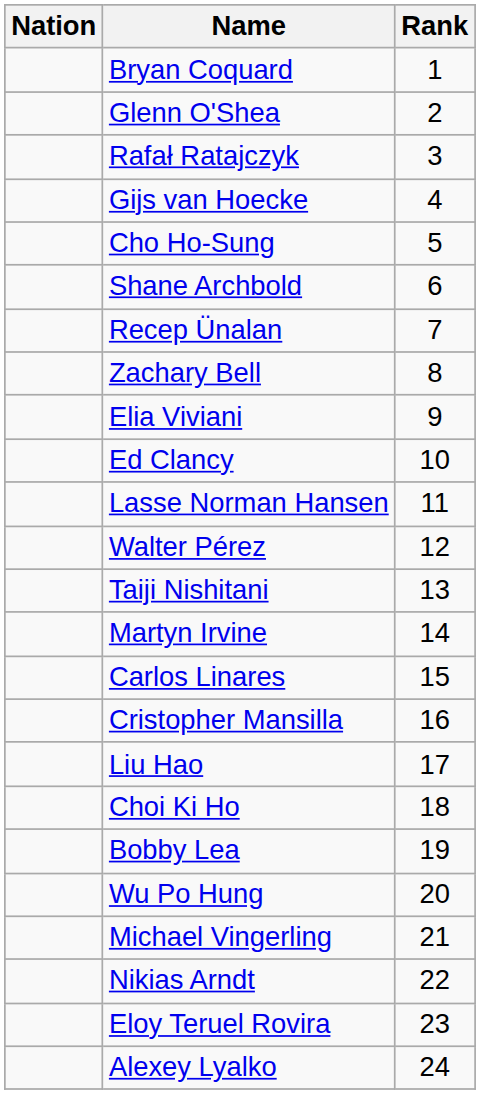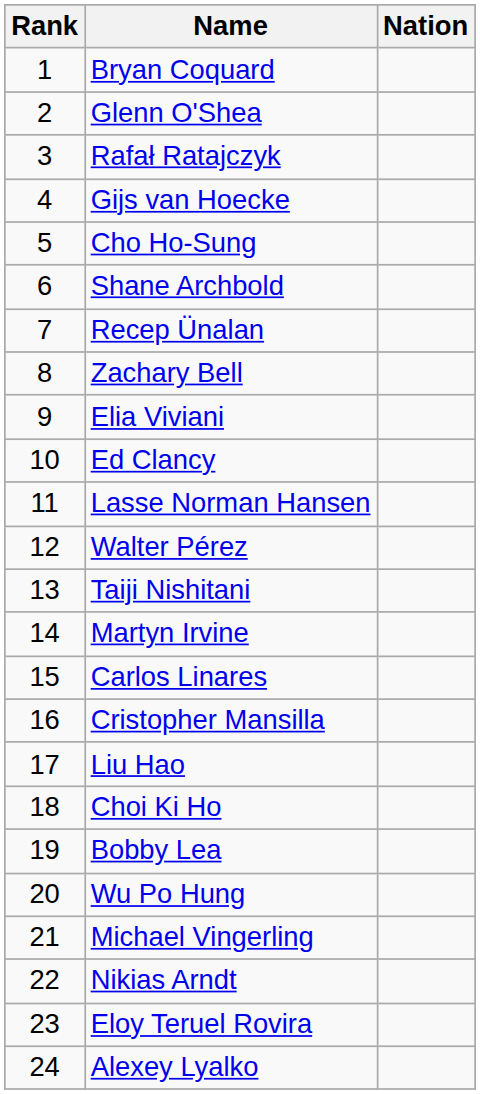columns swapped: (435, 26) <-> (54, 26)
